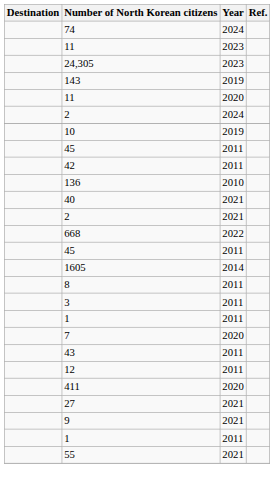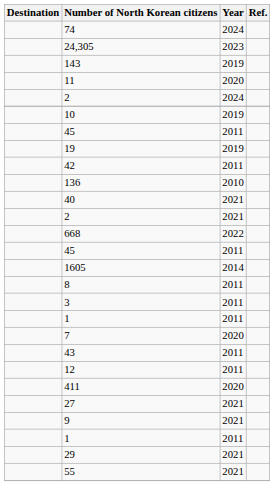- row: (69, 47)
+ row: (70, 149)
+ row: (70, 455)
